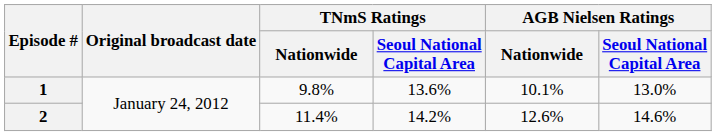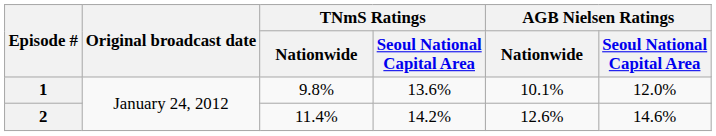(655, 90) 13.0% -> (655, 90) 12.0%
